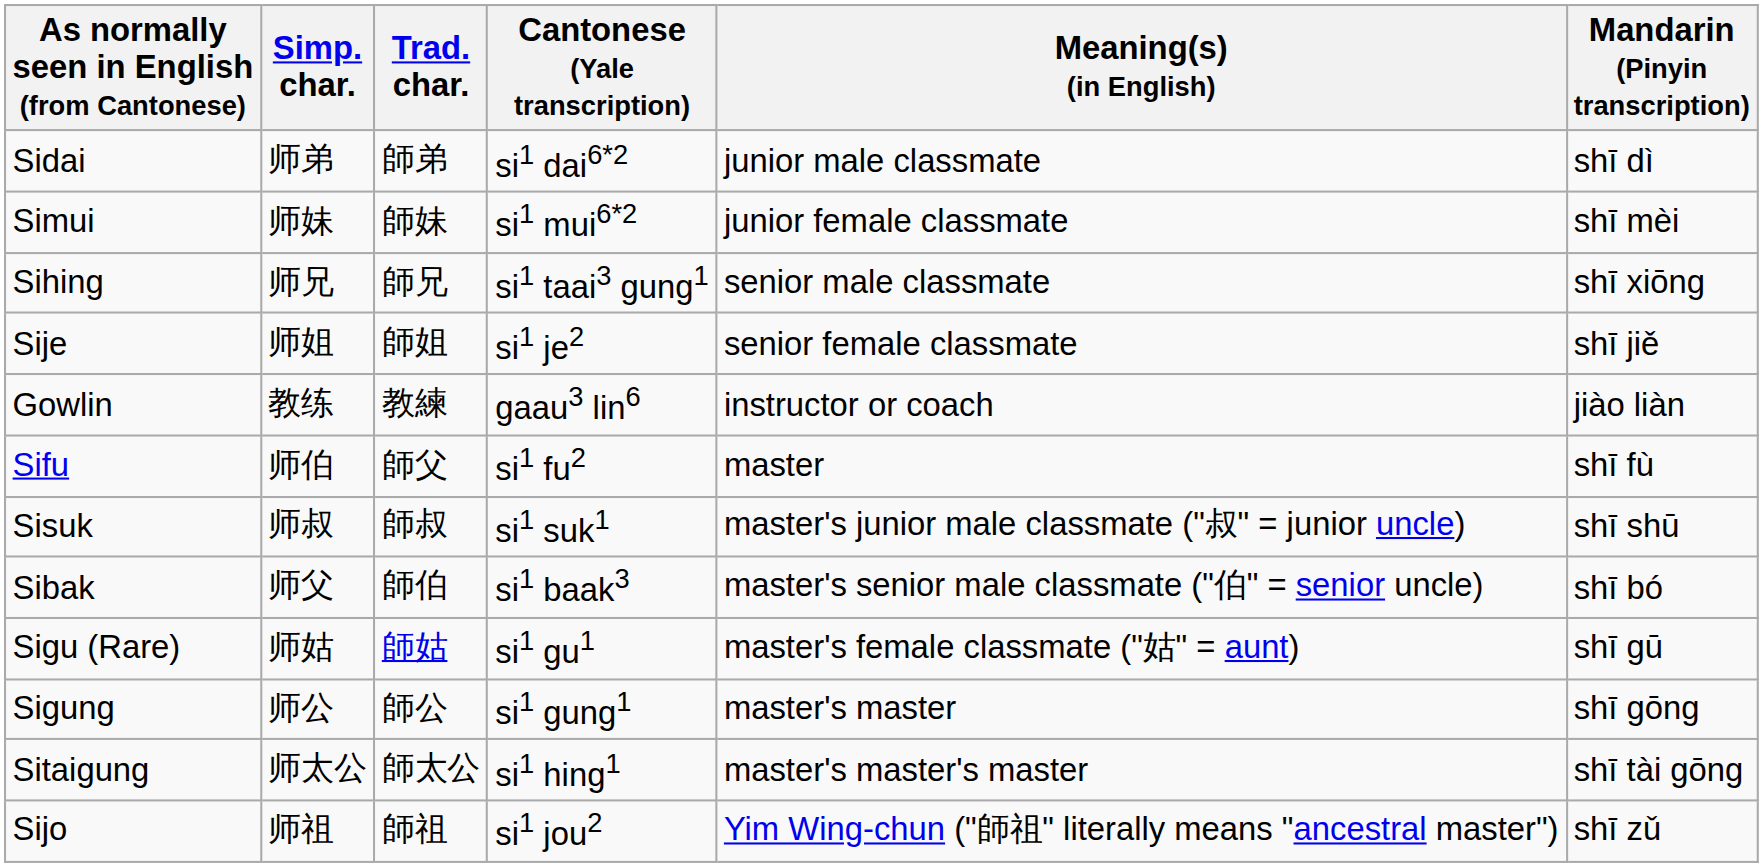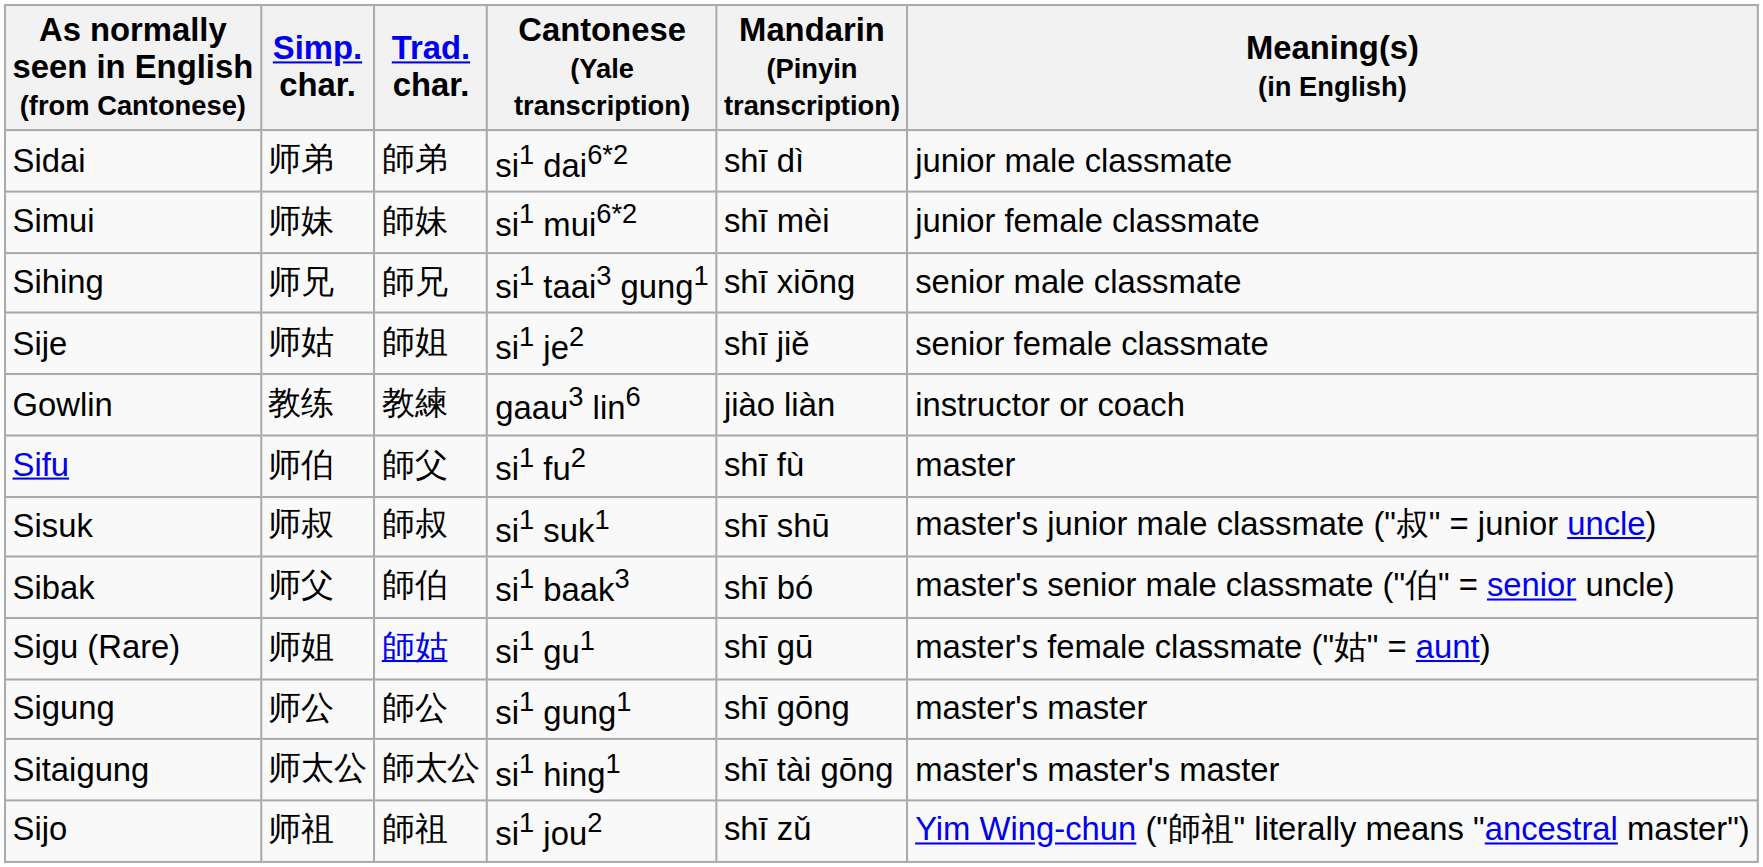columns swapped: (1662, 67) <-> (1141, 67)
(301, 342) 师姐 -> (301, 342) 师姑
(301, 646) 师姑 -> (301, 646) 师姐
